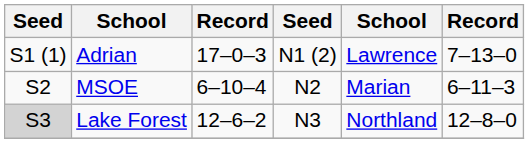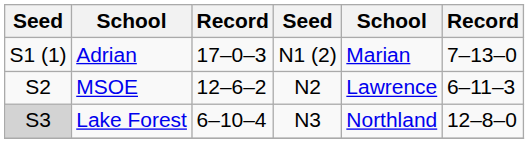(392, 54) Lawrence -> (378, 54) Marian
(232, 87) 6–10–4 -> (232, 87) 12–6–2
(378, 87) Marian -> (392, 87) Lawrence
(232, 120) 12–6–2 -> (232, 120) 6–10–4
